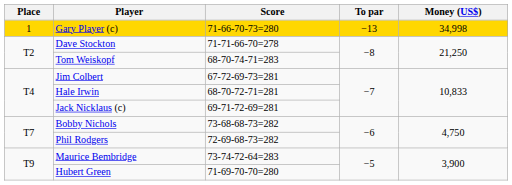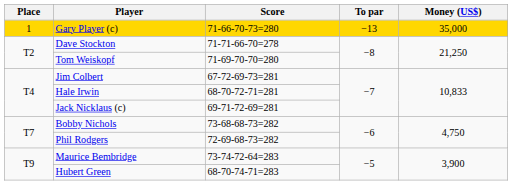(453, 28) 34,998 -> (453, 28) 35,000
(243, 60) 68-70-74-71=283 -> (243, 60) 71-69-70-70=280
(243, 172) 71-69-70-70=280 -> (243, 172) 68-70-74-71=283
